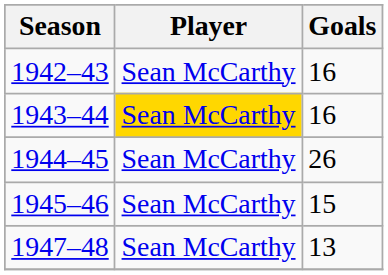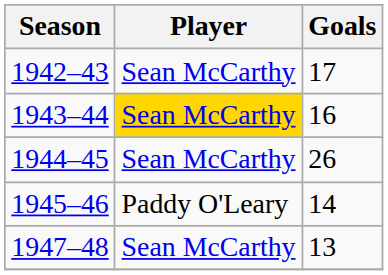(322, 70) 16 -> (322, 70) 17
(209, 203) Sean McCarthy -> (205, 203) Paddy O'Leary
(322, 203) 15 -> (322, 203) 14
